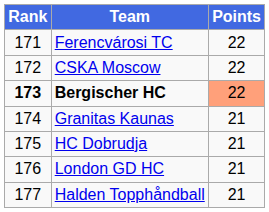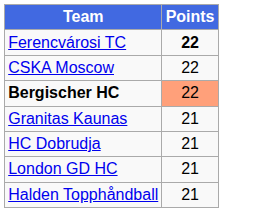- column: (28, 17)
(237, 42) normal -> (190, 42) bold
